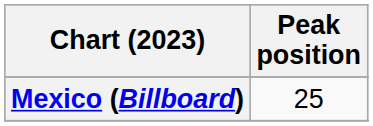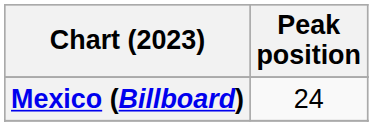(309, 98) 25 -> (309, 98) 24
